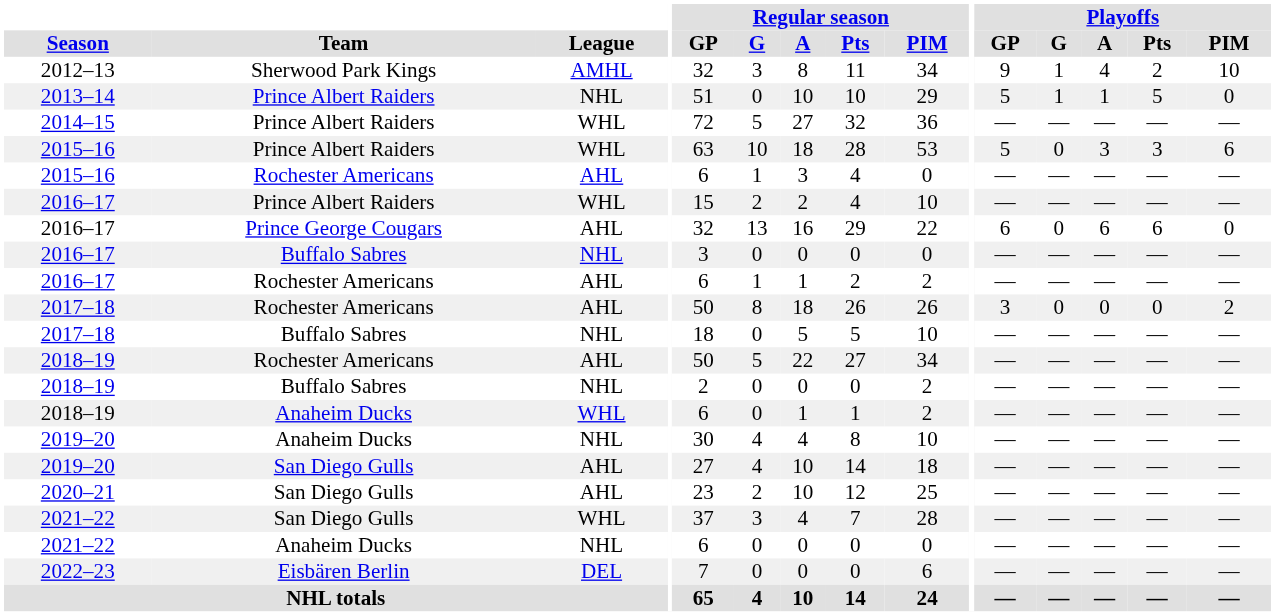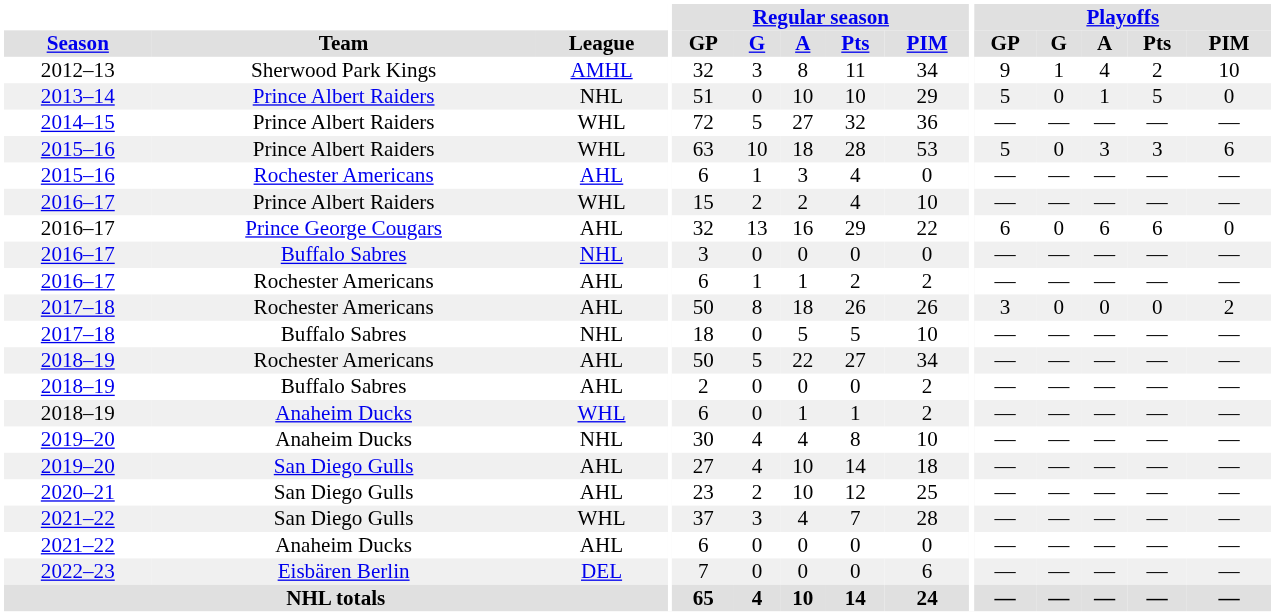(1059, 96) 1 -> (1059, 96) 0
(602, 386) NHL -> (602, 386) AHL
(602, 545) NHL -> (602, 545) AHL
